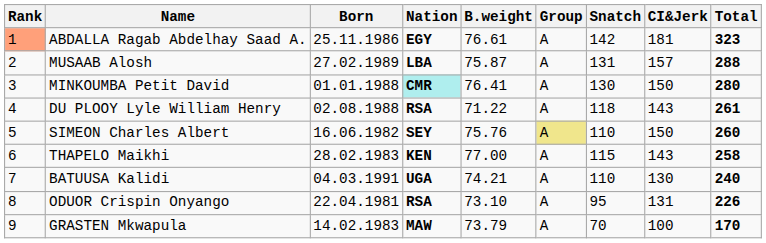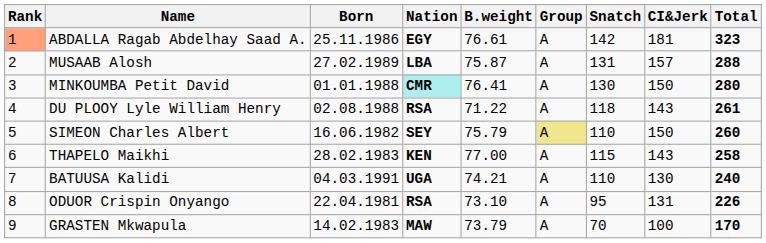(486, 133) 75.76 -> (486, 133) 75.79
